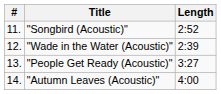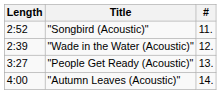columns swapped: (14, 13) <-> (196, 13)
